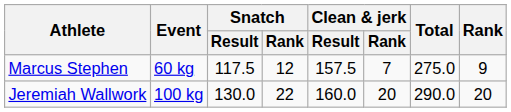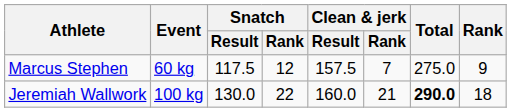(387, 94) 20 -> (387, 94) 21
(435, 94) normal -> (435, 94) bold
(483, 94) 20 -> (483, 94) 18
